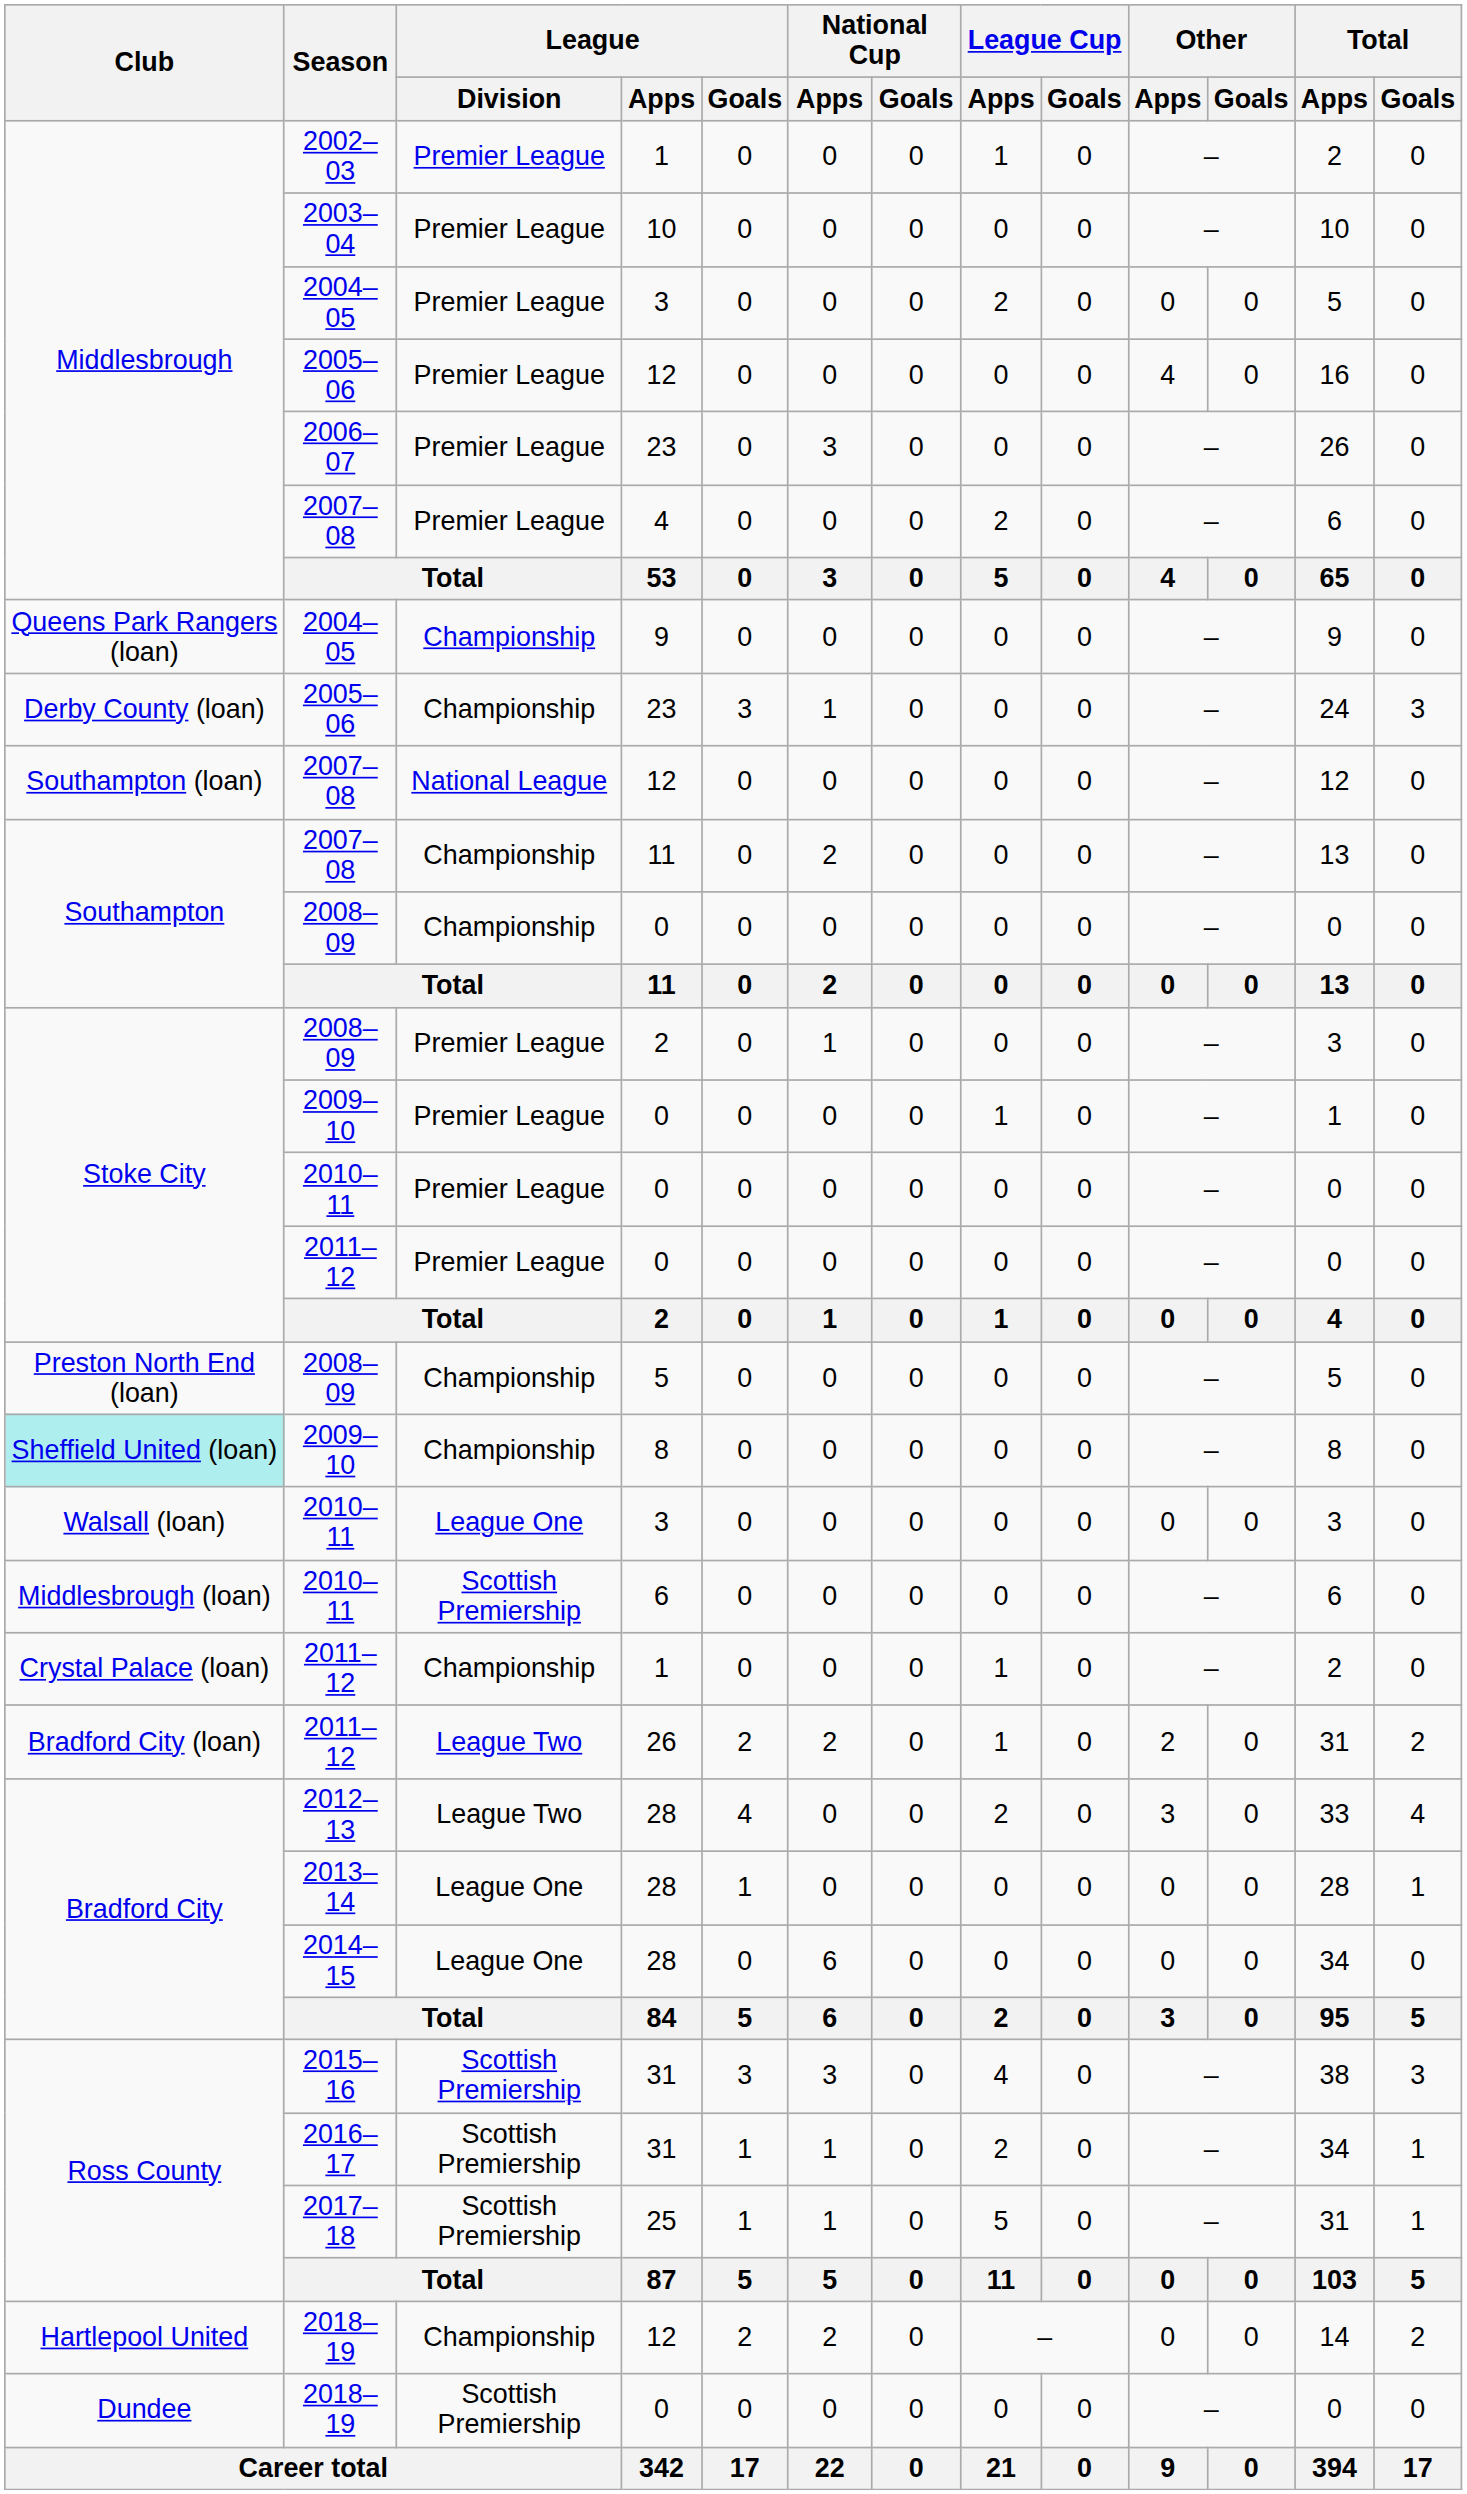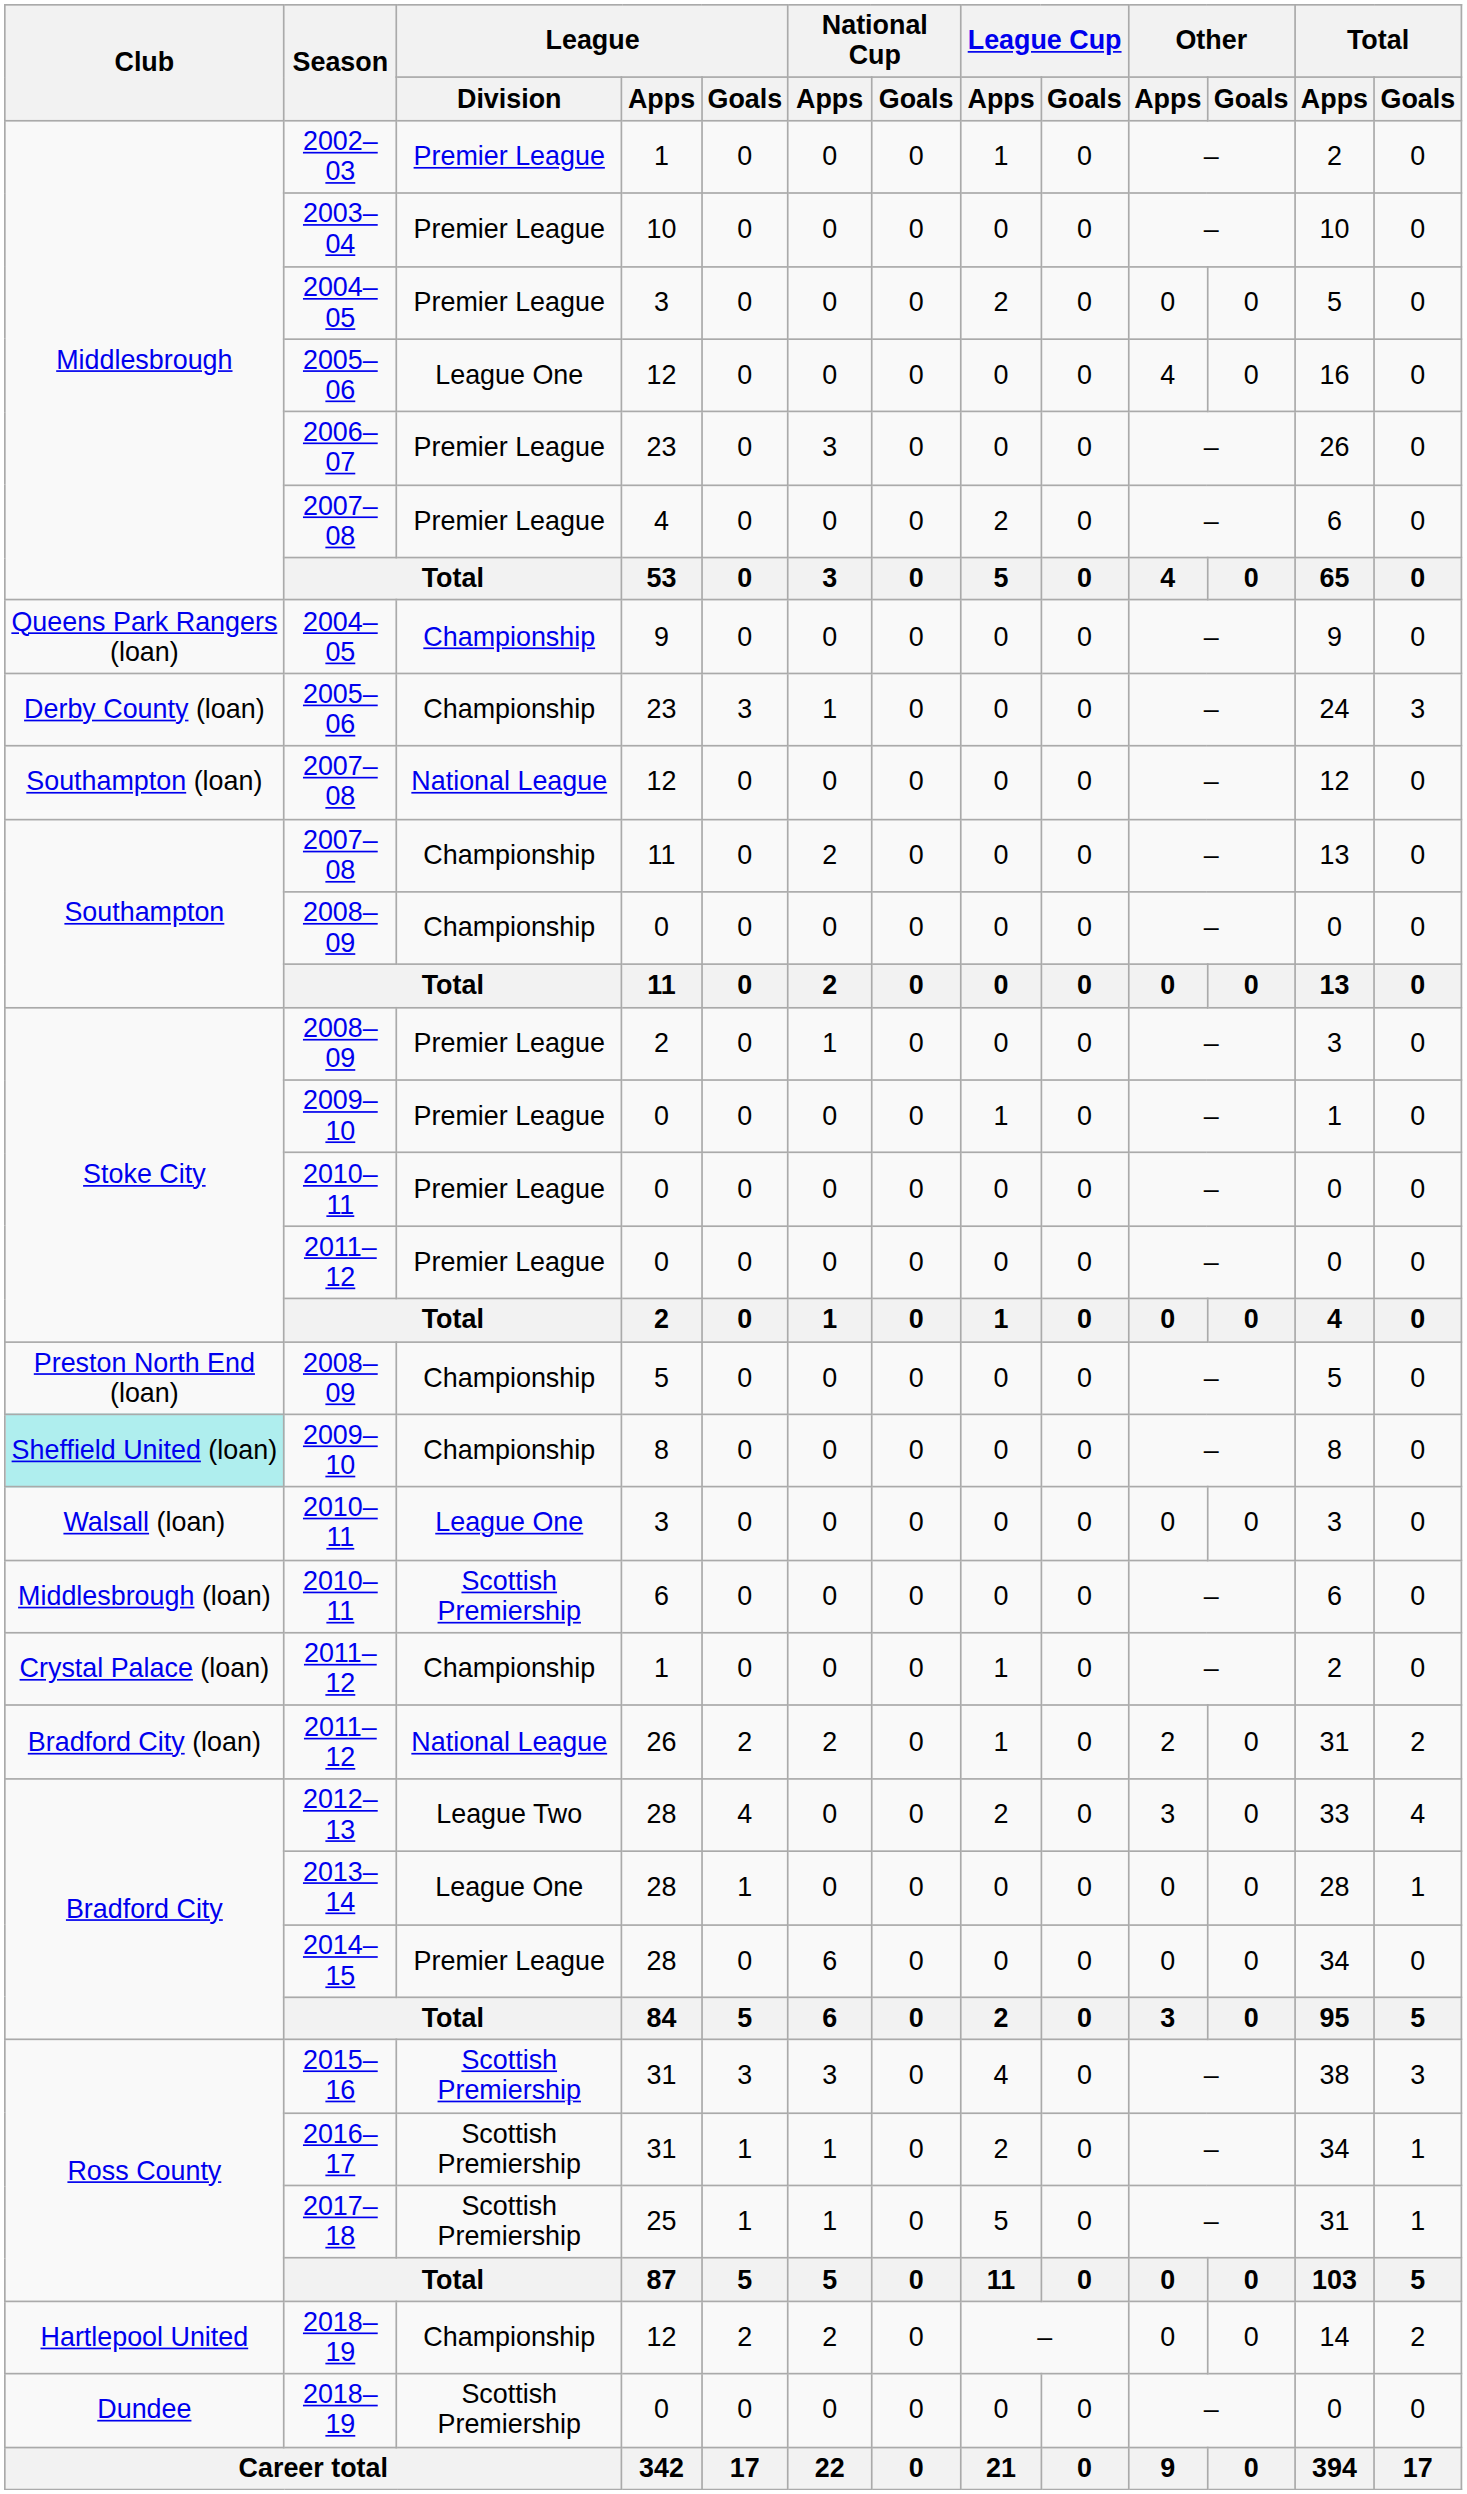(509, 375) Premier League -> (509, 375) League One
(509, 1741) League Two -> (509, 1741) National League
(509, 1960) League One -> (509, 1960) Premier League
